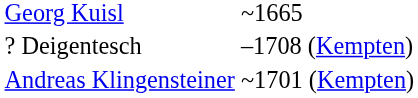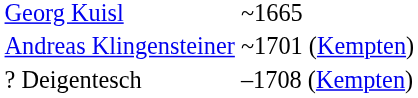rows swapped: (120, 79) <-> (73, 46)
